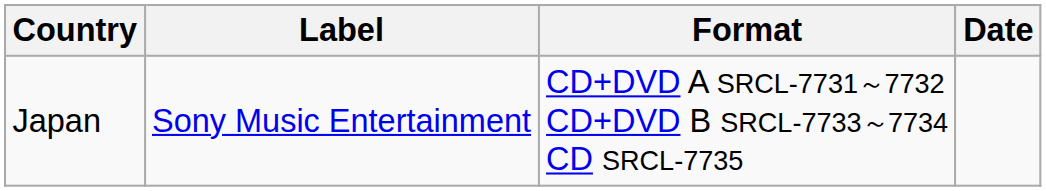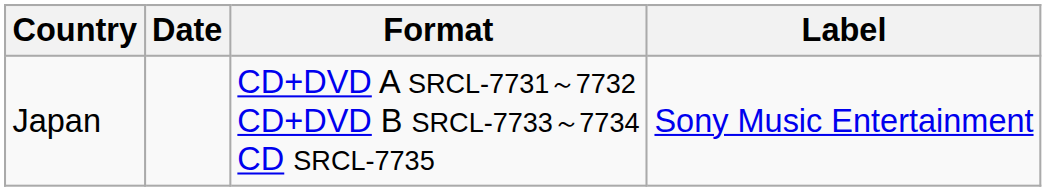columns swapped: (998, 30) <-> (342, 30)
